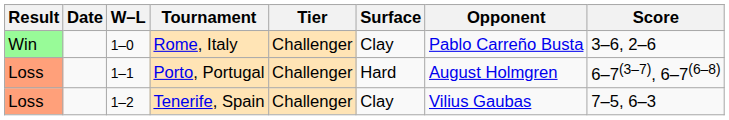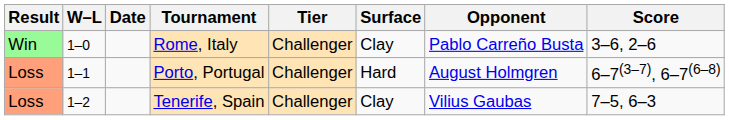columns swapped: (128, 17) <-> (85, 17)
